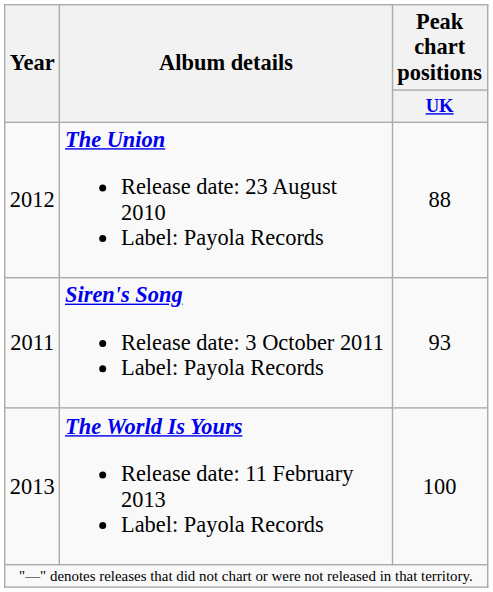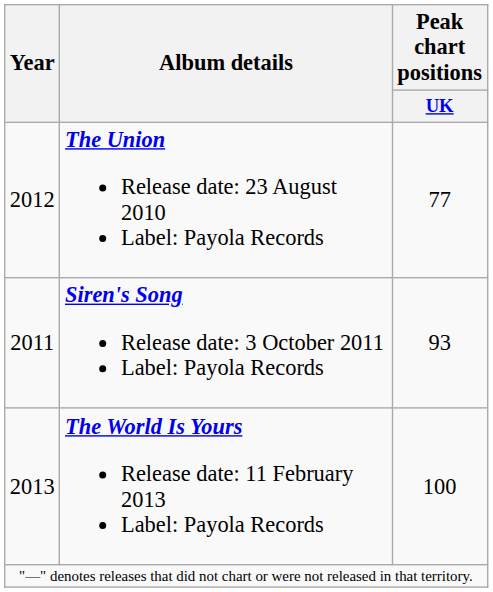(440, 199) 88 -> (440, 199) 77
